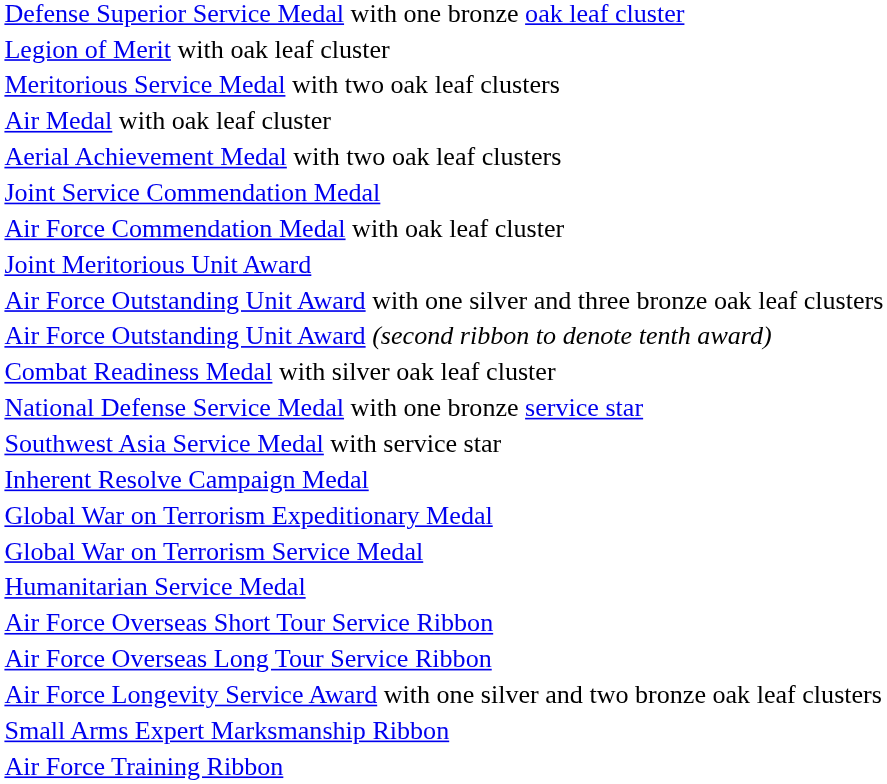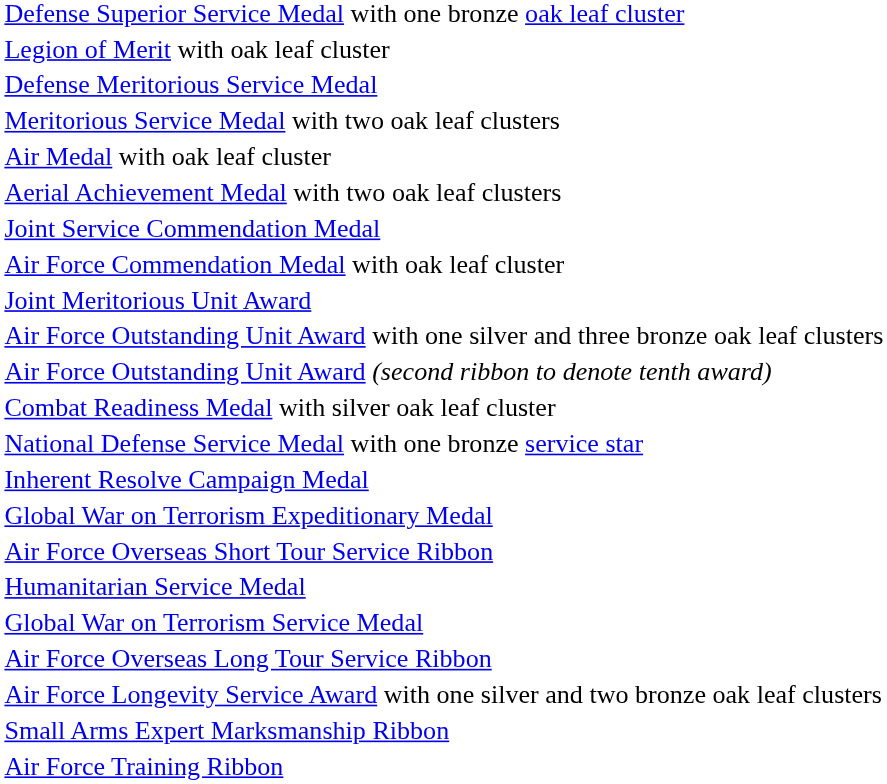+ row: (191, 84)
- row: (253, 443)
rows swapped: (214, 551) <-> (249, 622)
